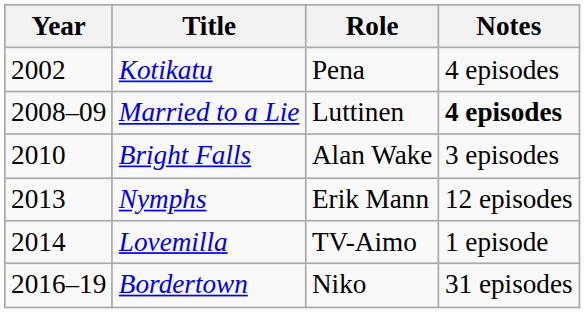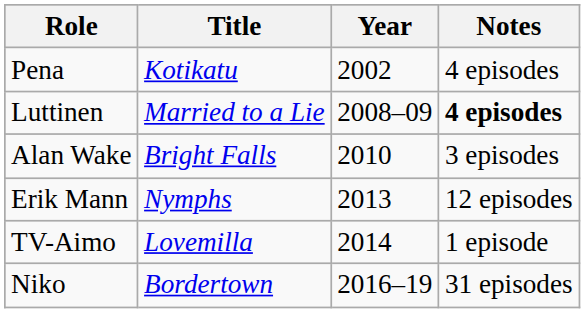columns swapped: (59, 26) <-> (372, 26)
